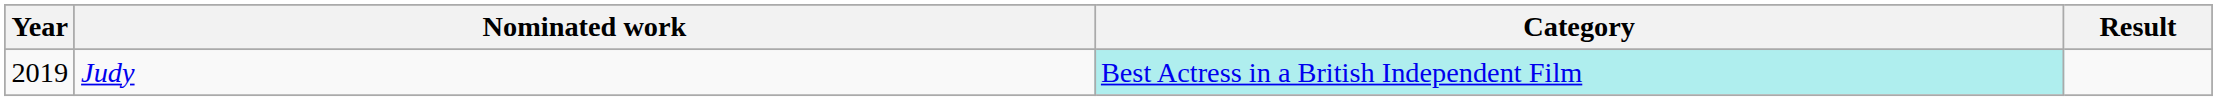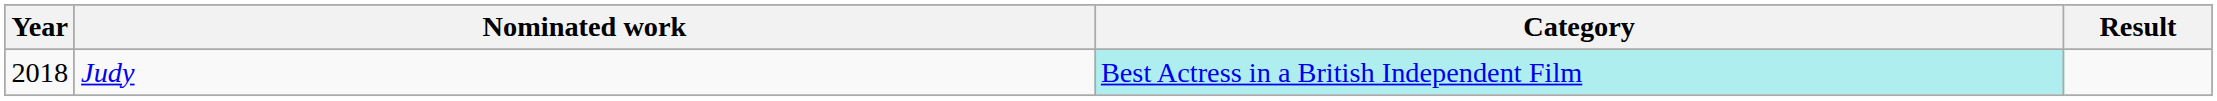(40, 71) 2019 -> (40, 71) 2018
